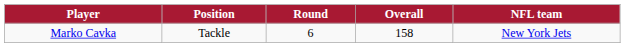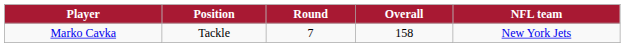(311, 33) 6 -> (311, 33) 7
